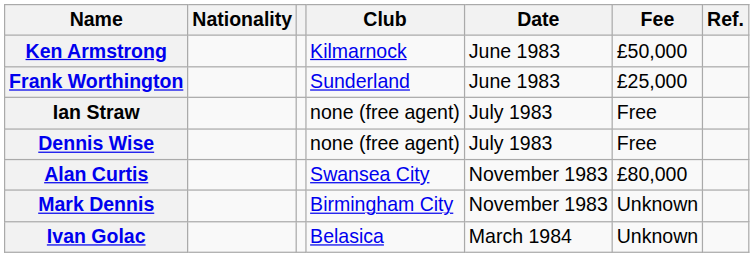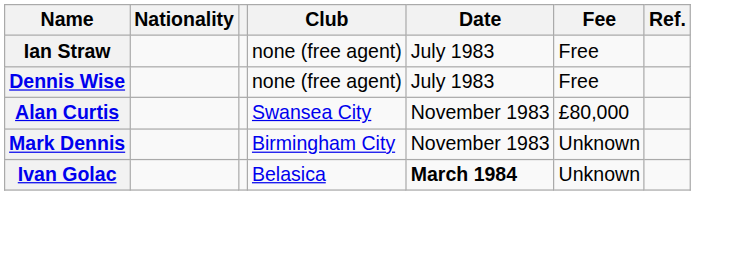- row: (96, 50)
- row: (96, 81)
(520, 236) normal -> (464, 174) bold
